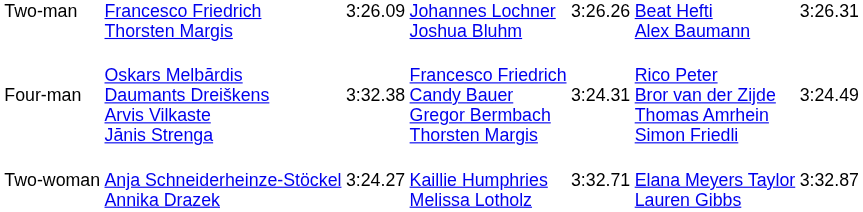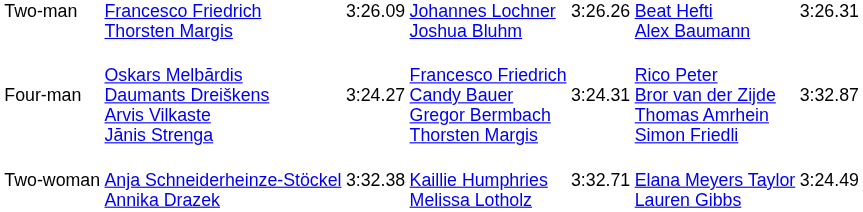(376, 95) 3:32.38 -> (376, 95) 3:24.27
(829, 95) 3:24.49 -> (829, 95) 3:32.87
(376, 179) 3:24.27 -> (376, 179) 3:32.38
(829, 179) 3:32.87 -> (829, 179) 3:24.49
